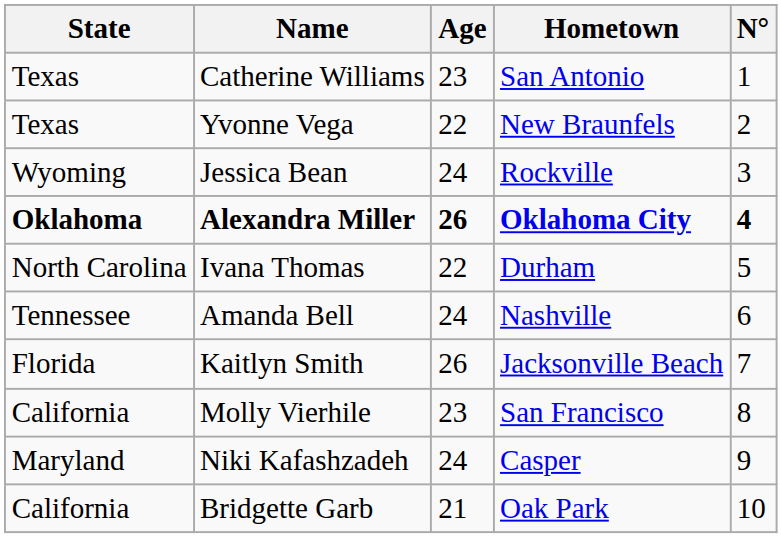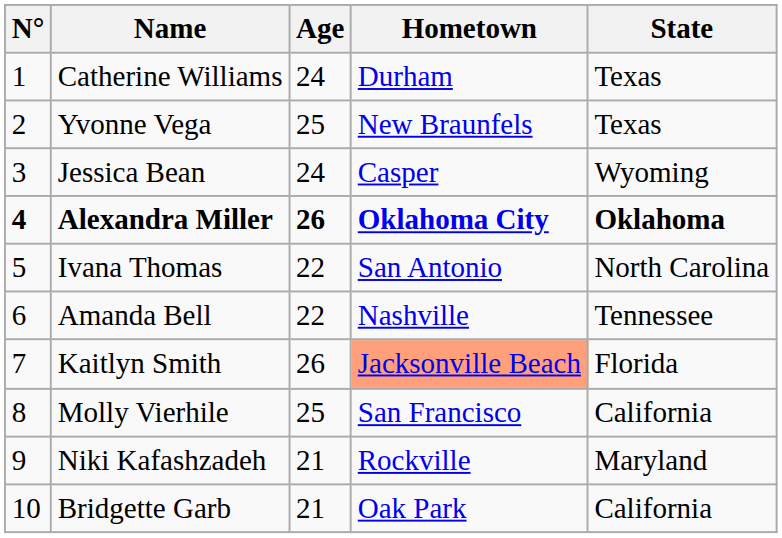columns swapped: (753, 28) <-> (99, 28)
(453, 76) 23 -> (310, 76) 24
(572, 76) San Antonio -> (405, 76) Durham
(453, 124) 22 -> (310, 124) 25
(556, 172) Rockville -> (398, 172) Casper
(548, 267) Durham -> (430, 267) San Antonio
(453, 315) 24 -> (310, 315) 22
(612, 363) no background -> (469, 363) lightsalmon background
(453, 411) 23 -> (310, 411) 25
(453, 459) 24 -> (310, 459) 21
(540, 459) Casper -> (414, 459) Rockville
